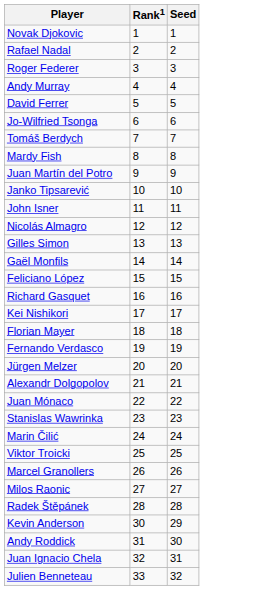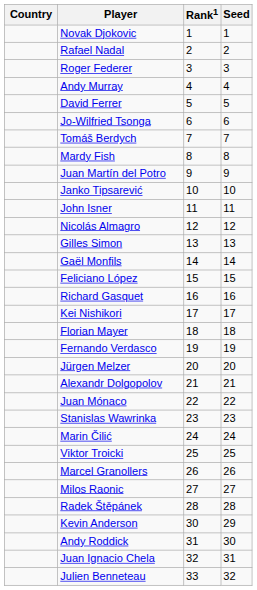+ column: (31, 14)
